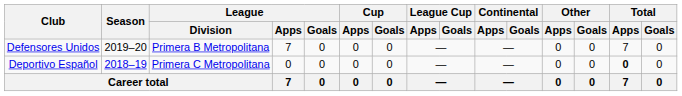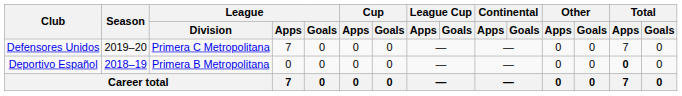(211, 47) Primera B Metropolitana -> (211, 47) Primera C Metropolitana
(211, 64) Primera C Metropolitana -> (211, 64) Primera B Metropolitana
